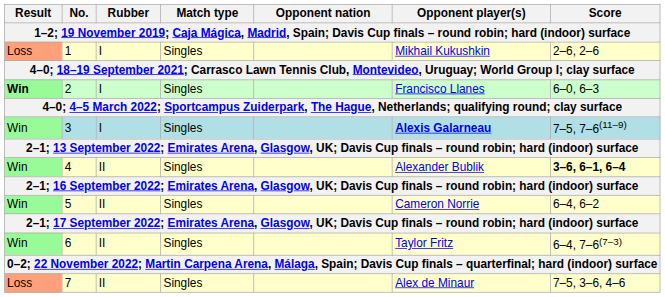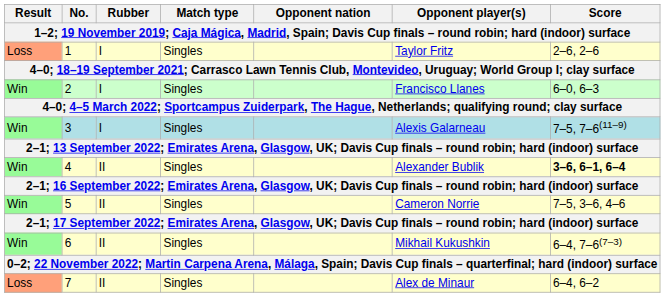(443, 51) Mikhail Kukushkin -> (424, 51) Taylor Fritz
(18, 88) bold -> (17, 88) normal
(443, 128) bold -> (440, 128) normal
(576, 204) 6–4, 6–2 -> (589, 204) 7–5, 3–6, 4–6
(424, 244) Taylor Fritz -> (443, 244) Mikhail Kukushkin
(589, 283) 7–5, 3–6, 4–6 -> (576, 283) 6–4, 6–2
